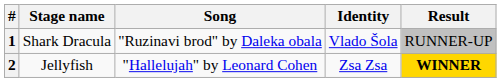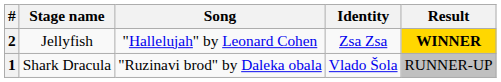rows swapped: (12, 41) <-> (12, 65)
